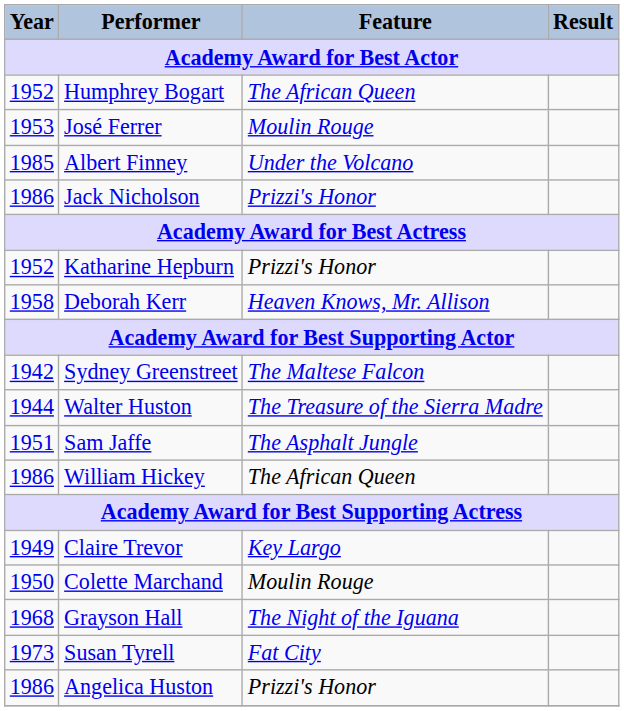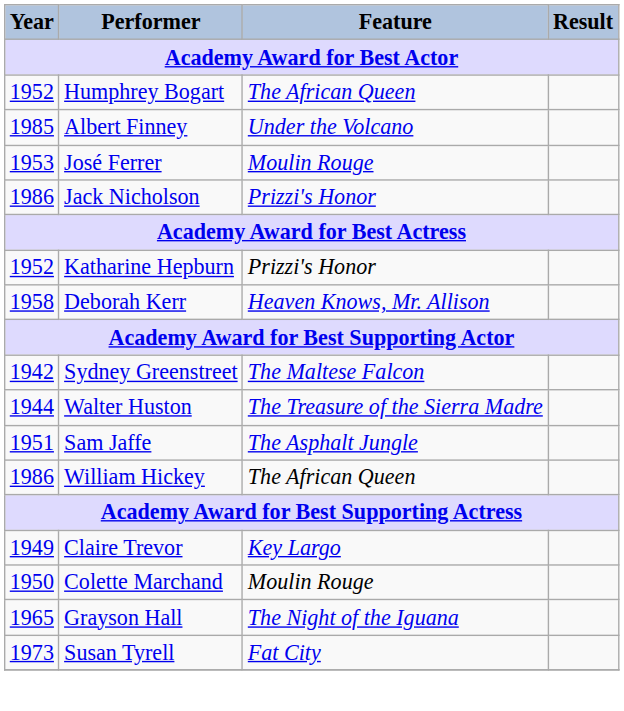rows swapped: (113, 127) <-> (126, 162)
(32, 617) 1968 -> (32, 617) 1965
- row: (139, 687)
